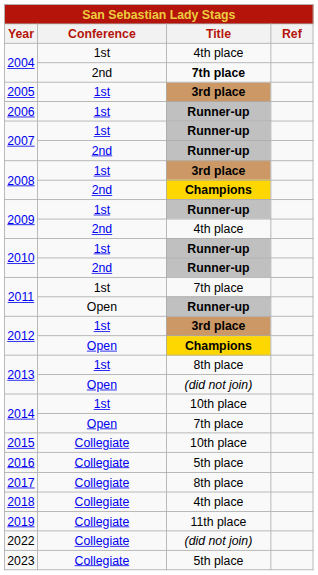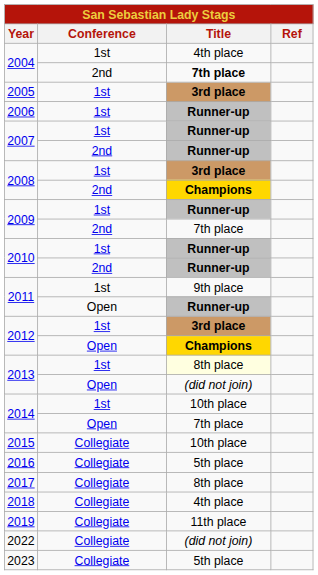(218, 229) 4th place -> (218, 229) 7th place
(218, 287) 7th place -> (218, 287) 9th place
(218, 365) no background -> (218, 365) lightyellow background
